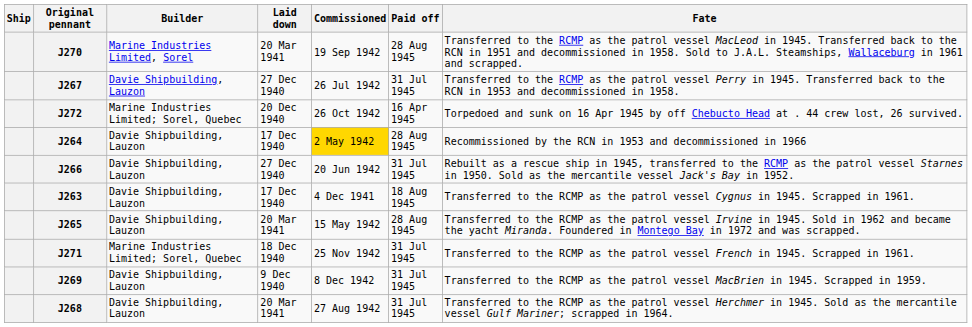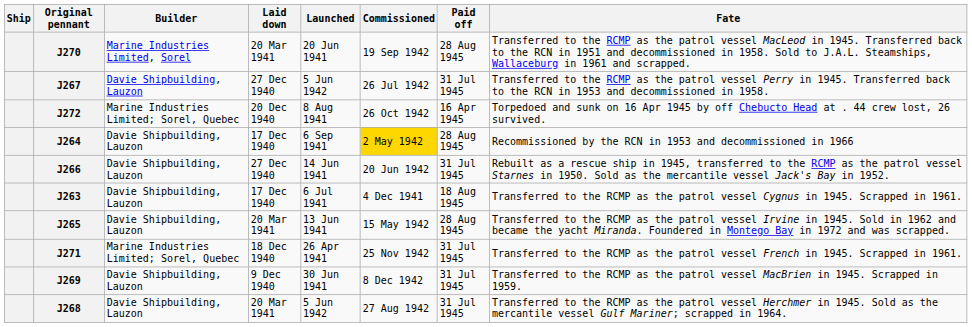+ column: (330, 18)
